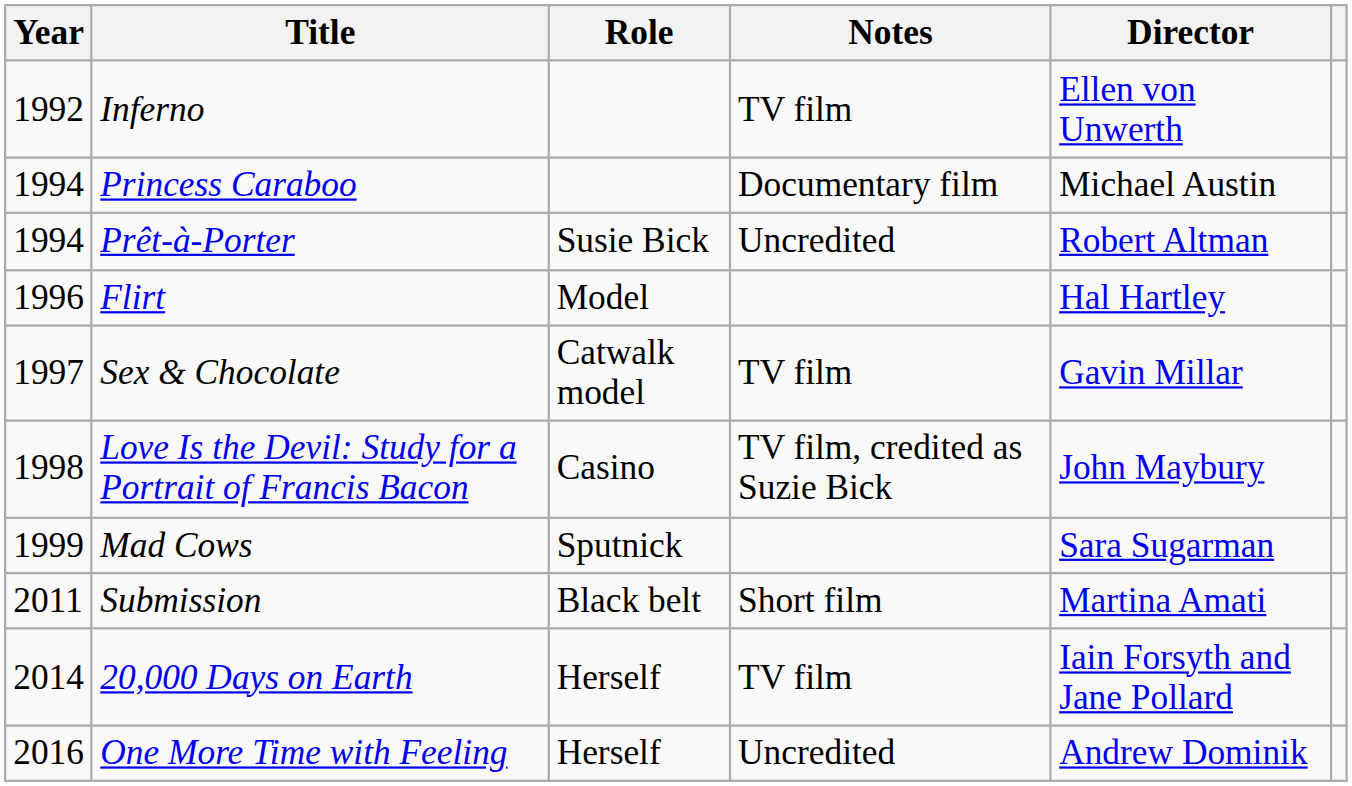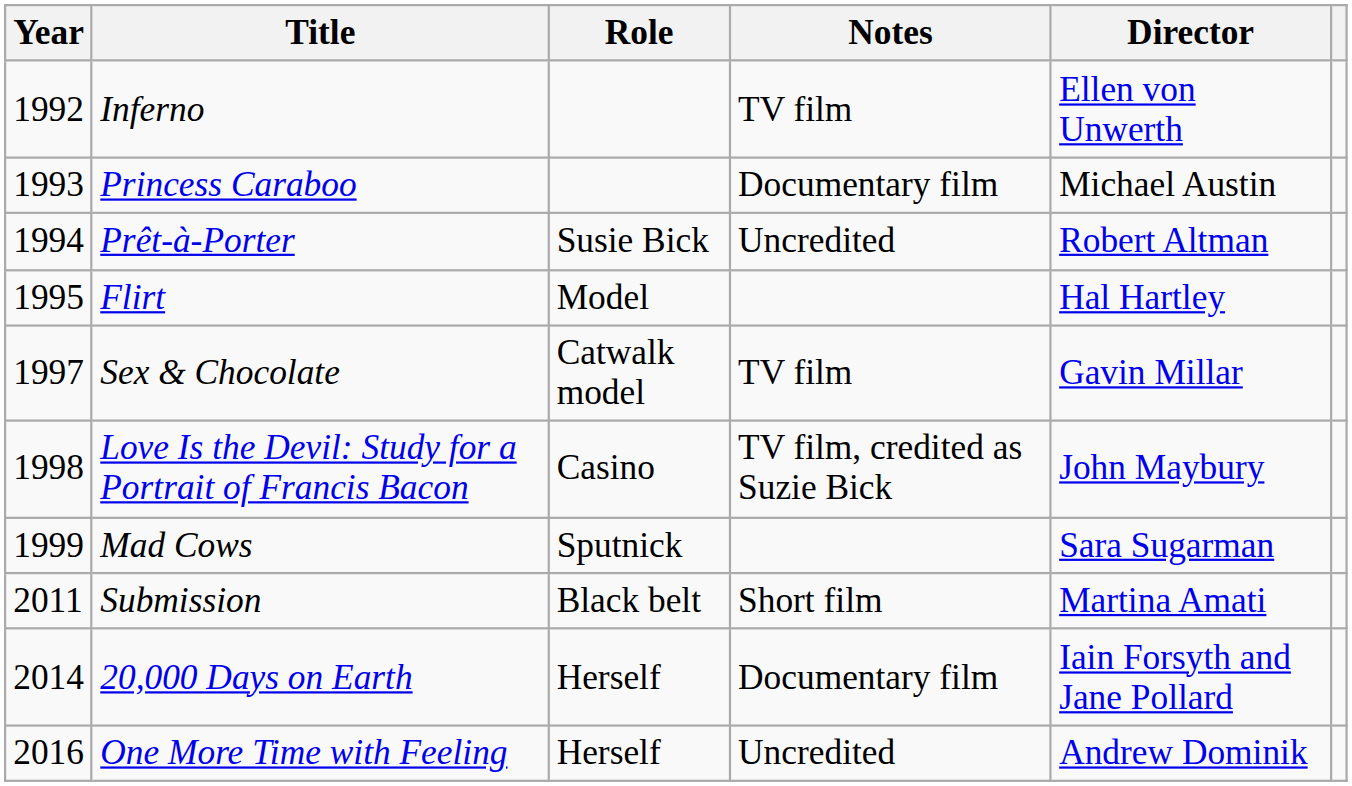(49, 184) 1994 -> (49, 184) 1993
(49, 296) 1996 -> (49, 296) 1995
(795, 676) TV film -> (868, 676) Documentary film
